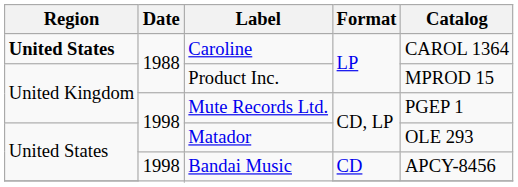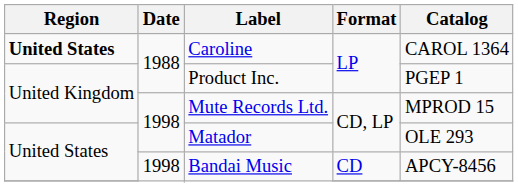(450, 78) MPROD 15 -> (434, 78) PGEP 1
(434, 107) PGEP 1 -> (450, 107) MPROD 15
